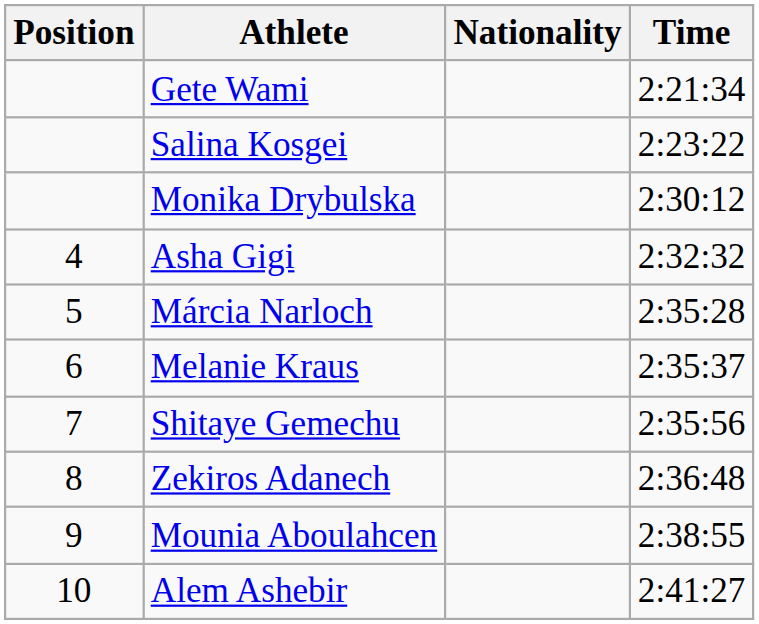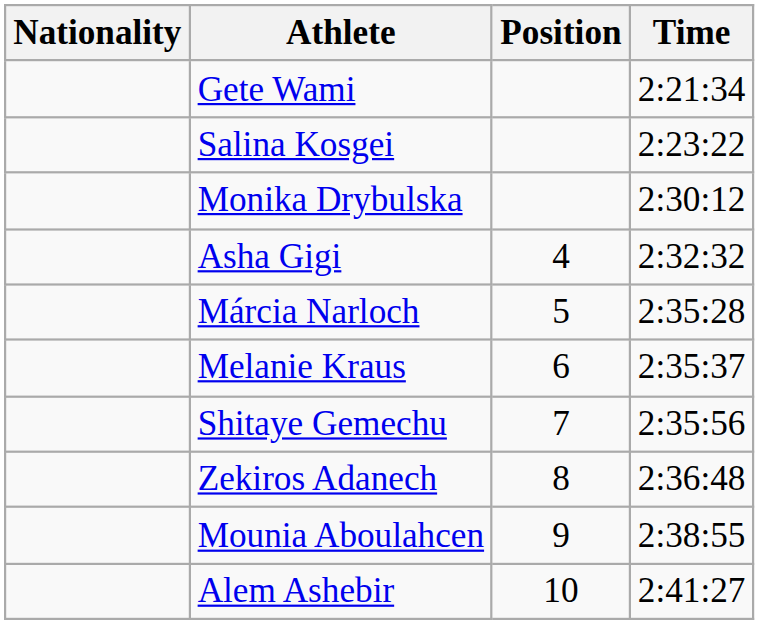columns swapped: (74, 32) <-> (537, 32)
